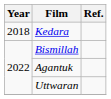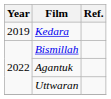(18, 31) 2018 -> (18, 31) 2019
